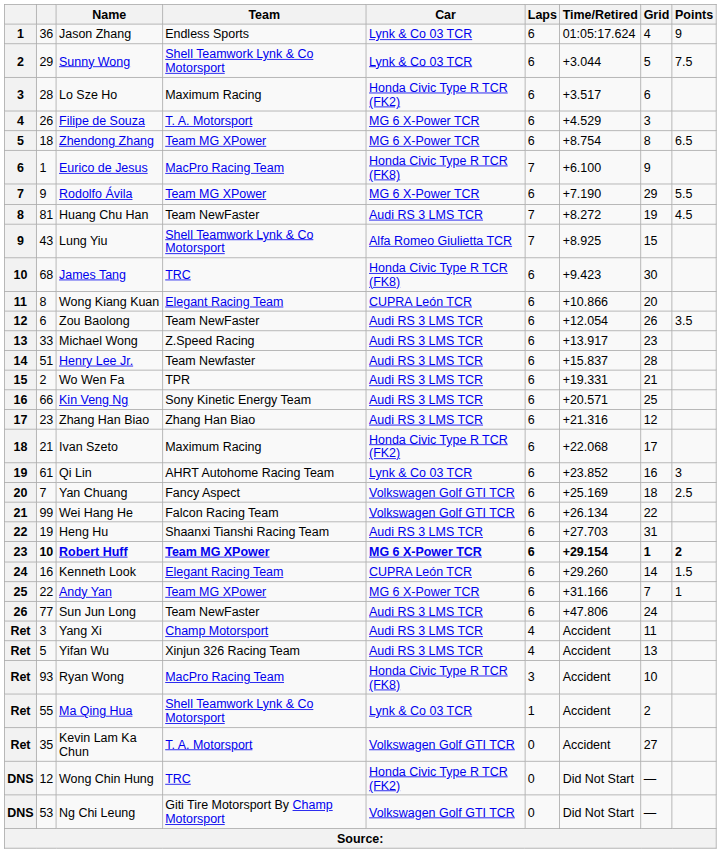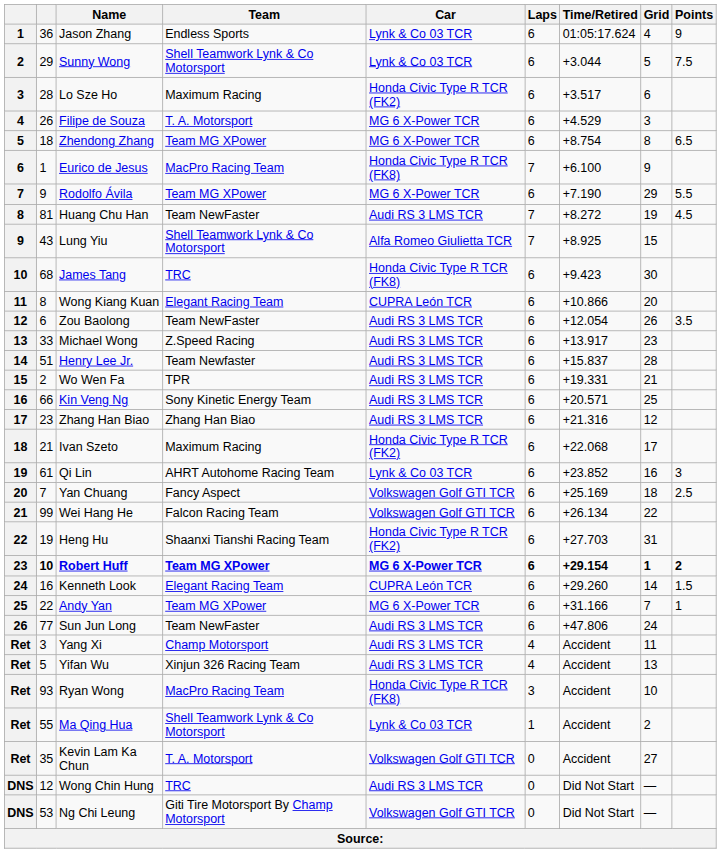(426, 532) Audi RS 3 LMS TCR -> (438, 539) Honda Civic Type R TCR (FK2)
(438, 778) Honda Civic Type R TCR (FK2) -> (426, 785) Audi RS 3 LMS TCR
